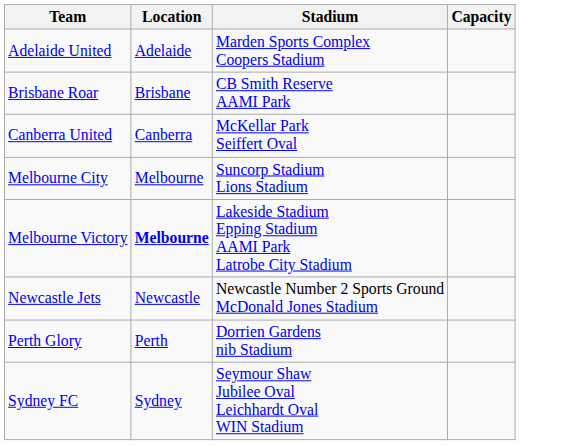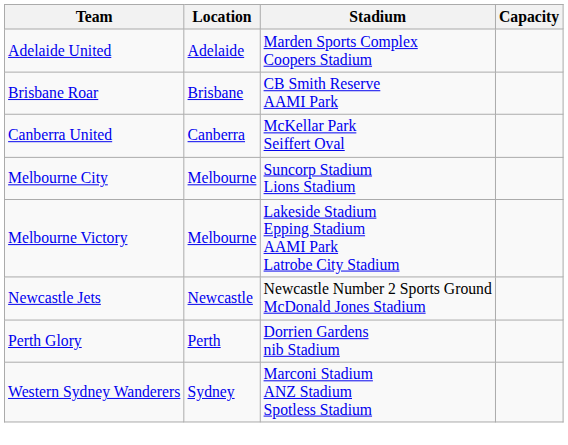(172, 238) bold -> (222, 238) normal
- row: (43, 401)
+ row: (94, 392)
